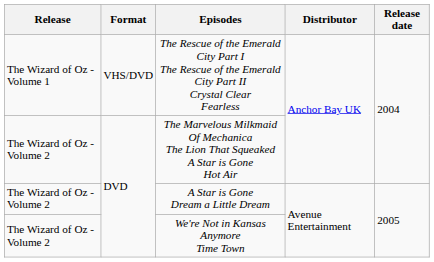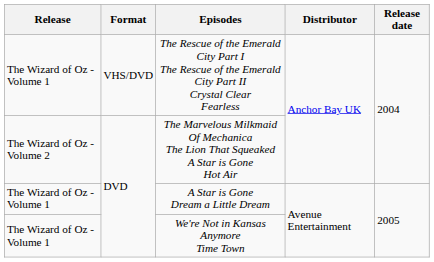(50, 198) The Wizard of Oz - Volume 2 -> (50, 198) The Wizard of Oz - Volume 1
(50, 235) The Wizard of Oz - Volume 2 -> (50, 235) The Wizard of Oz - Volume 1
